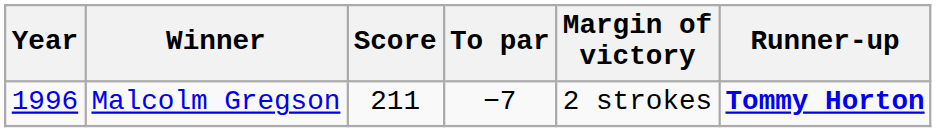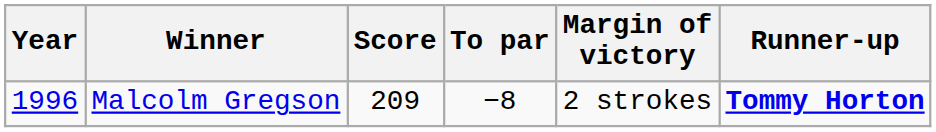(395, 104) 211 -> (395, 104) 209
(500, 104) −7 -> (500, 104) −8
